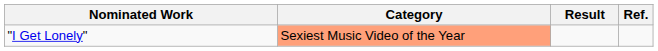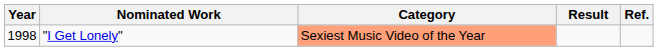+ column: (22, 14)
